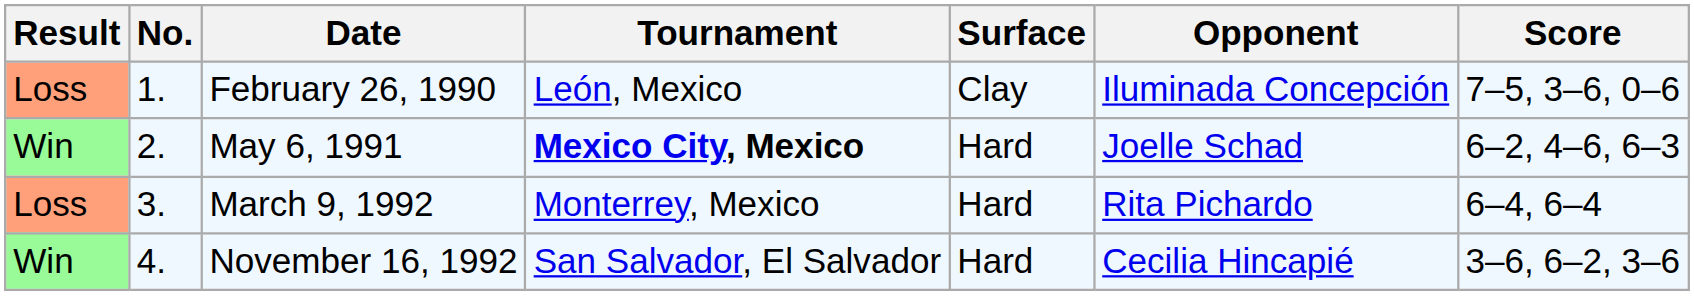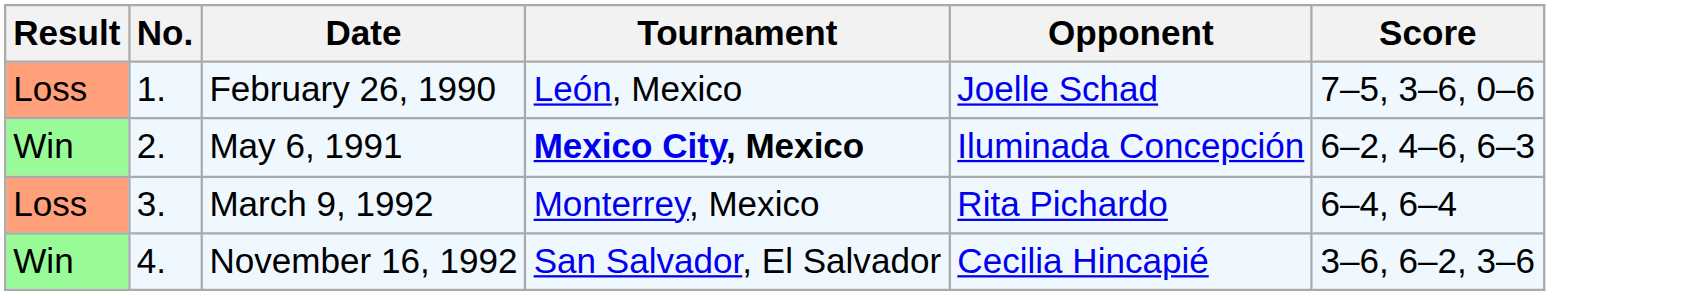- column: (1022, 32)
(1276, 89) Iluminada Concepción -> (1058, 89) Joelle Schad
(1203, 146) Joelle Schad -> (1131, 146) Iluminada Concepción
